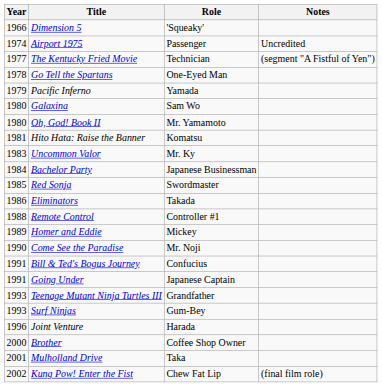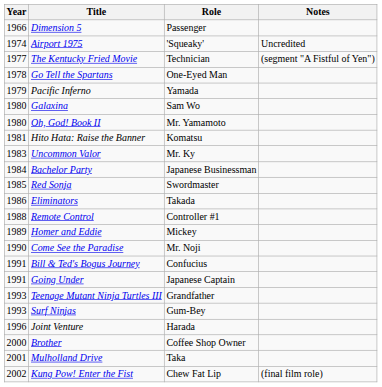(185, 28) 'Squeaky' -> (186, 28) Passenger
(186, 43) Passenger -> (185, 43) 'Squeaky'
